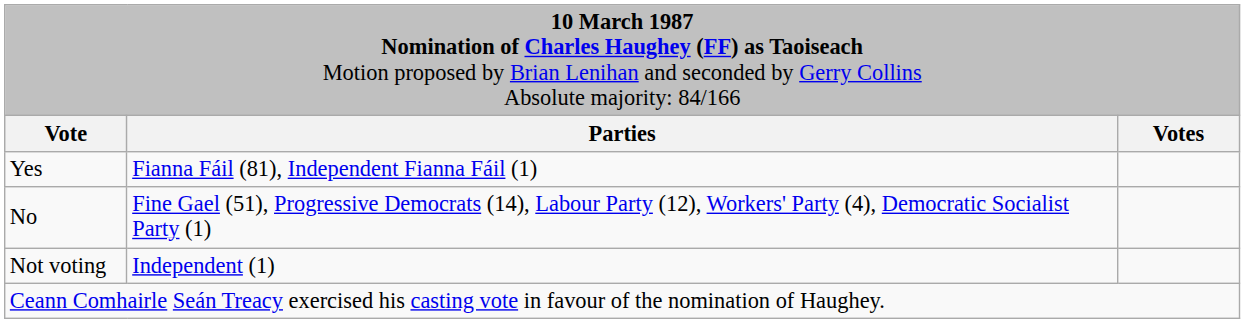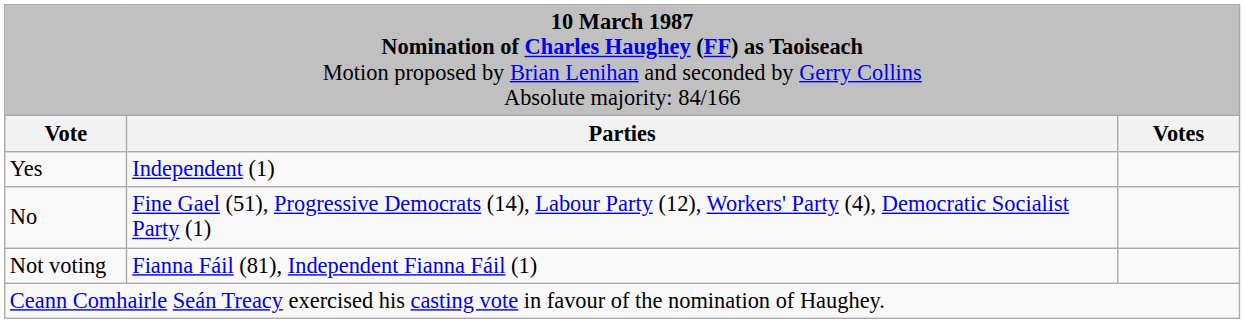(335, 168) Fianna Fáil (81), Independent Fianna Fáil (1) -> (203, 168) Independent (1)
(203, 265) Independent (1) -> (335, 265) Fianna Fáil (81), Independent Fianna Fáil (1)
